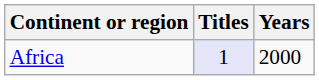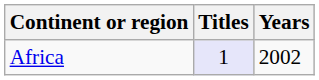(280, 57) 2000 -> (280, 57) 2002
